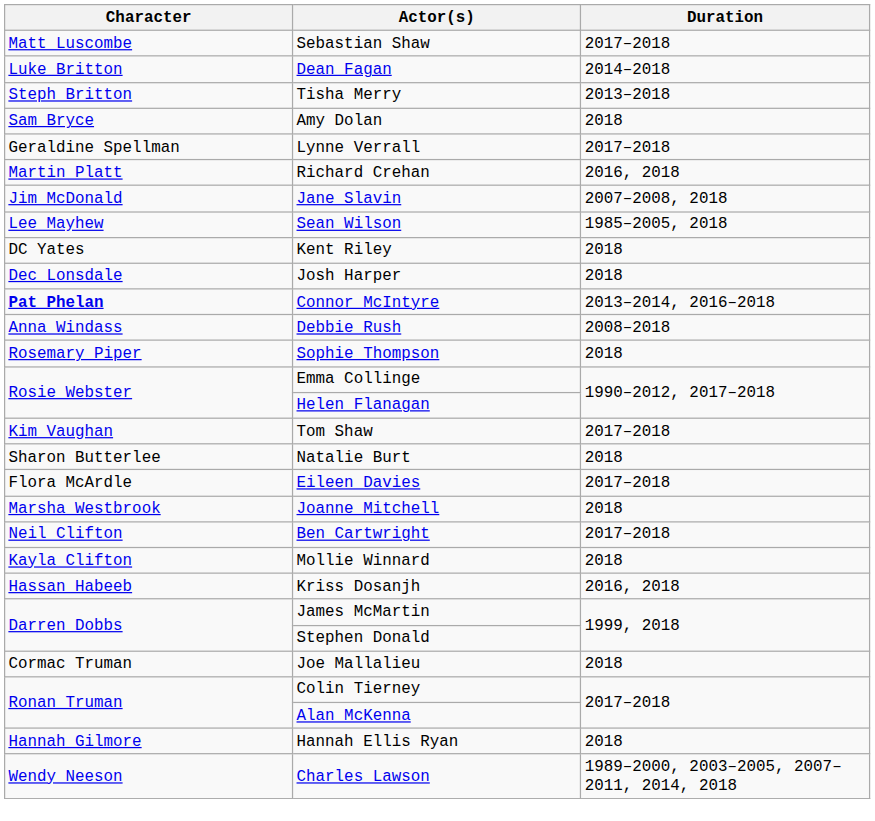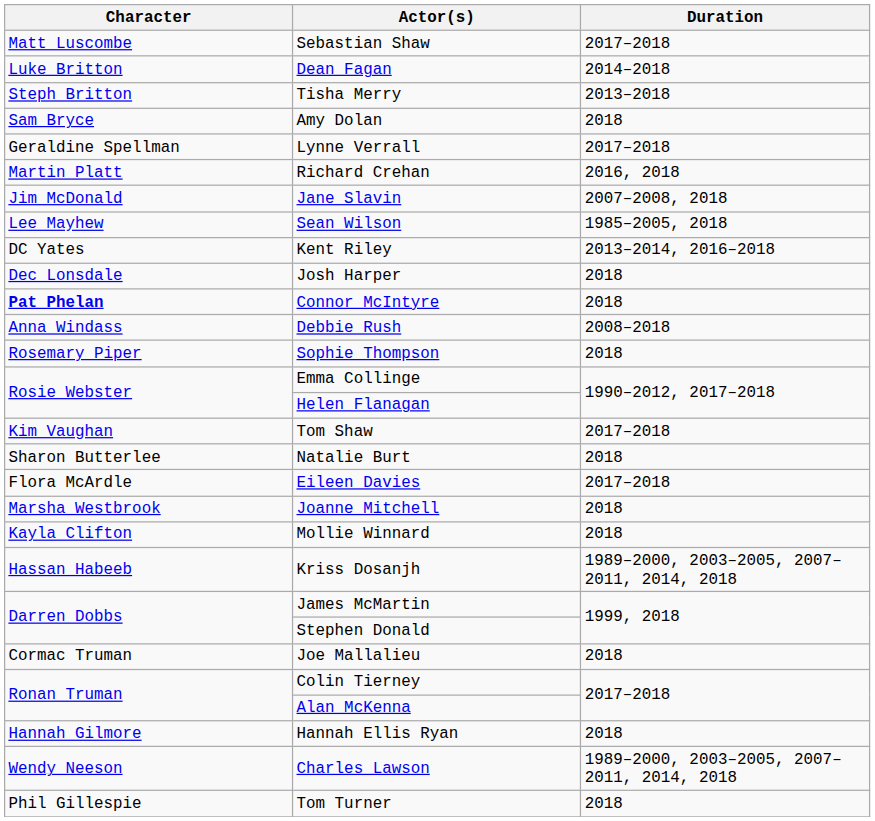(604, 250) 2018 -> (680, 250) 2013–2014, 2016–2018
(680, 302) 2013–2014, 2016–2018 -> (604, 302) 2018
- row: (363, 535)
(632, 586) 2016, 2018 -> (713, 570) 1989–2000, 2003–2005, 2007–2011, 2014, 2018
+ row: (344, 804)
